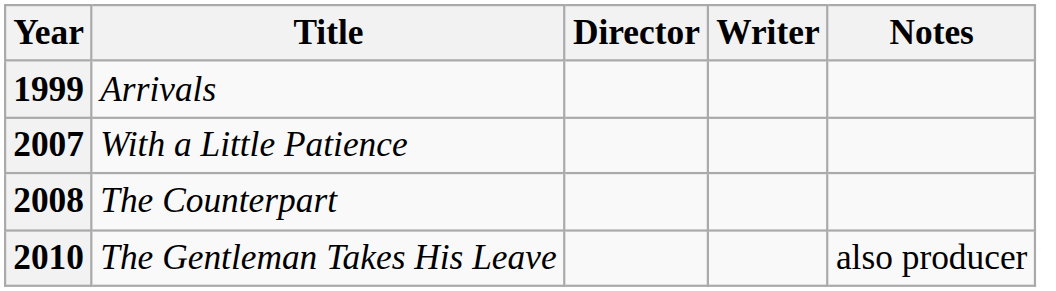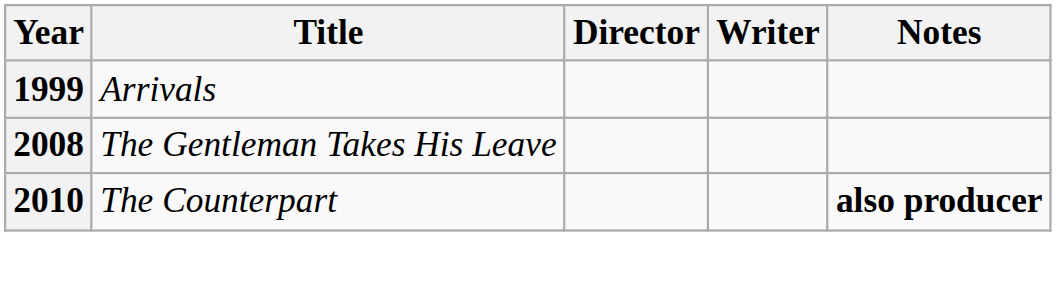- row: (49, 144)
(219, 200) The Counterpart -> (328, 144) The Gentleman Takes His Leave
(328, 256) The Gentleman Takes His Leave -> (219, 200) The Counterpart
(932, 256) normal -> (939, 200) bold
